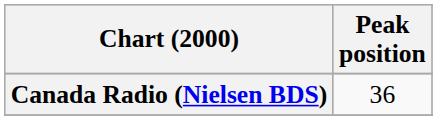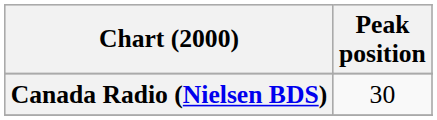(382, 94) 36 -> (382, 94) 30
